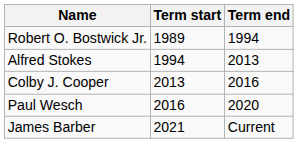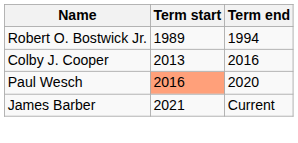- row: (50, 60)
(169, 104) no background -> (169, 82) lightsalmon background
